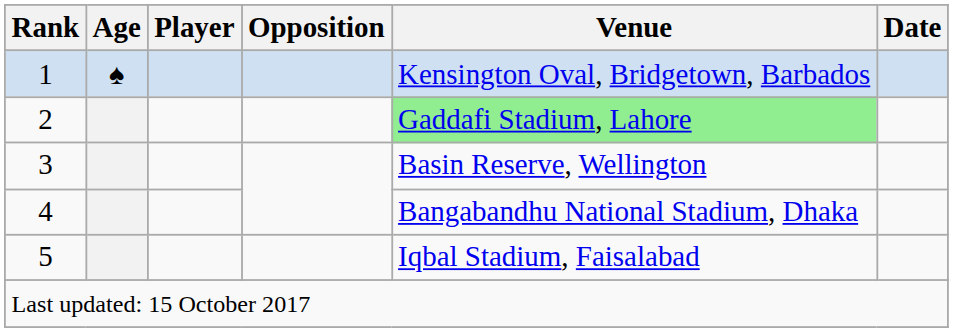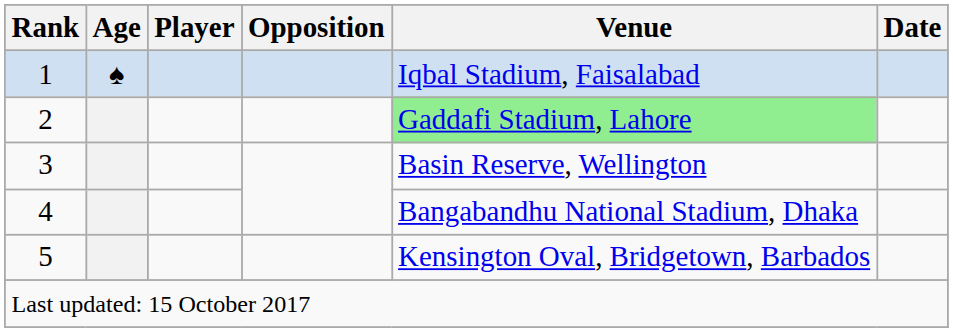(634, 73) Kensington Oval, Bridgetown, Barbados -> (549, 73) Iqbal Stadium, Faisalabad
(549, 257) Iqbal Stadium, Faisalabad -> (634, 257) Kensington Oval, Bridgetown, Barbados
